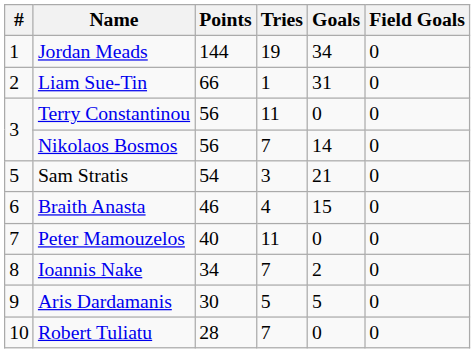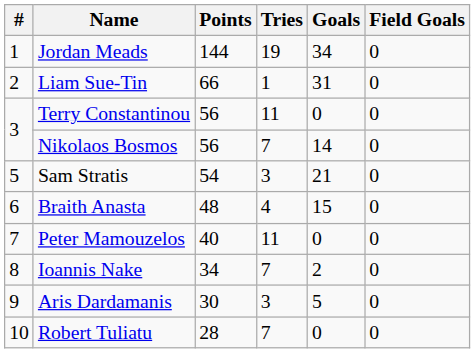(209, 207) 46 -> (209, 207) 48
(266, 301) 5 -> (266, 301) 3
